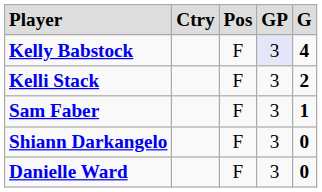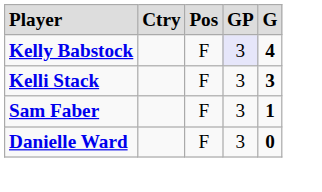(304, 80) 2 -> (270, 80) 3
- row: (88, 141)
